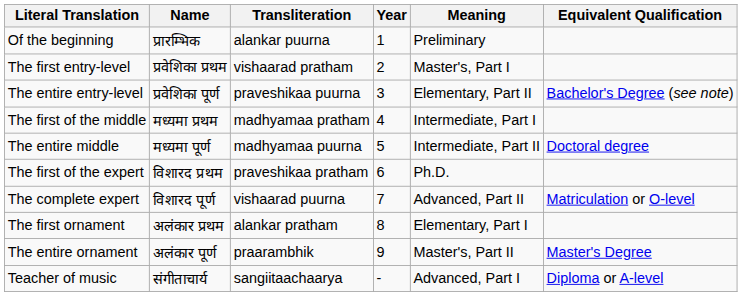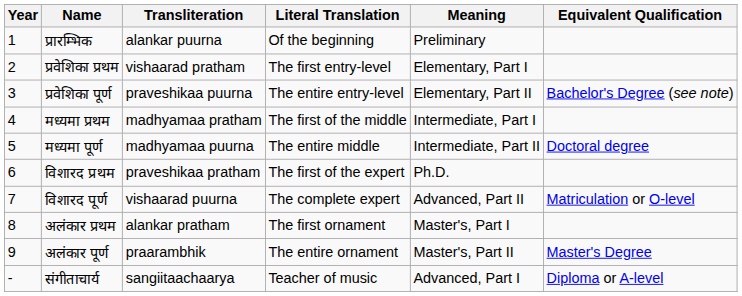columns swapped: (392, 15) <-> (77, 15)
(462, 66) Master's, Part I -> (471, 66) Elementary, Part I
(471, 225) Elementary, Part I -> (462, 225) Master's, Part I
